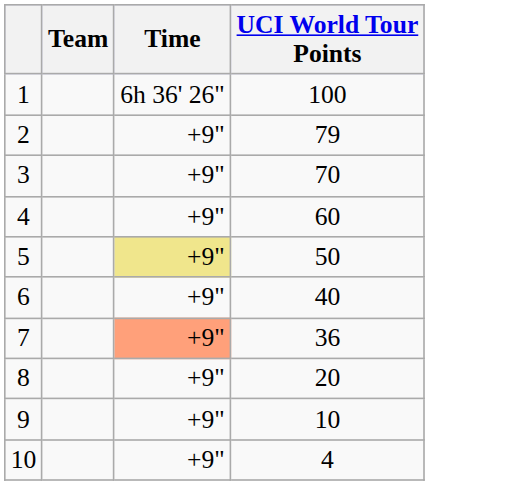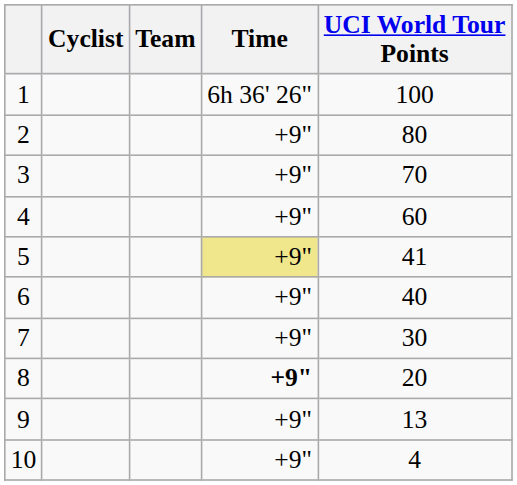+ column: (86, 39)
(327, 134) 79 -> (415, 134) 80
(327, 256) 50 -> (415, 256) 41
(206, 337) lightsalmon background -> (293, 337) no background
(327, 337) 36 -> (415, 337) 30
(206, 378) normal -> (291, 378) bold
(327, 418) 10 -> (415, 418) 13
